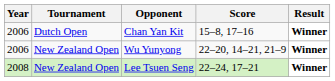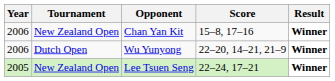(61, 31) Dutch Open -> (76, 31) New Zealand Open
(76, 50) New Zealand Open -> (61, 50) Dutch Open
(18, 68) 2008 -> (18, 68) 2005
